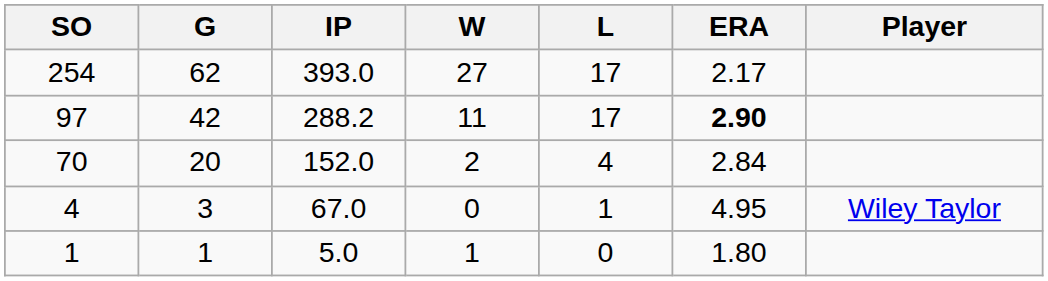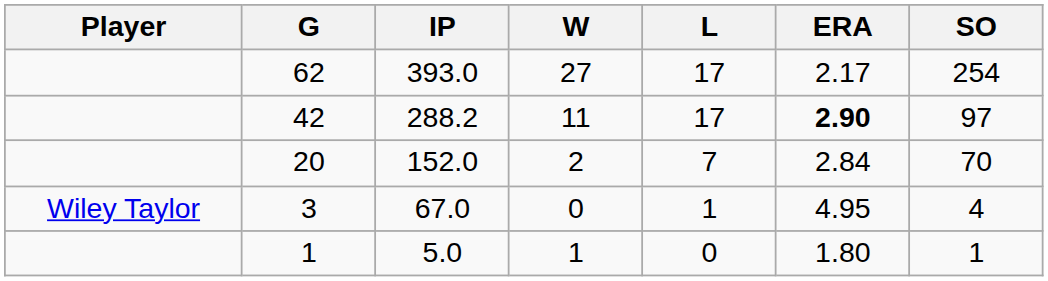columns swapped: (924, 27) <-> (72, 27)
(606, 162) 4 -> (709, 162) 7
